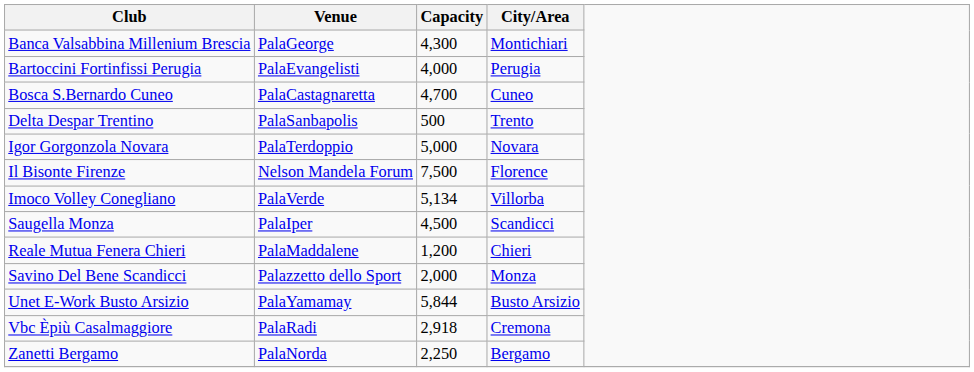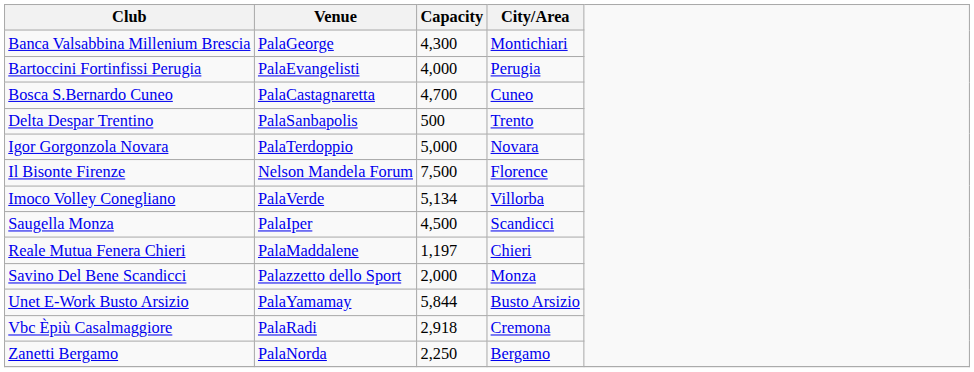(439, 250) 1,200 -> (439, 250) 1,197
